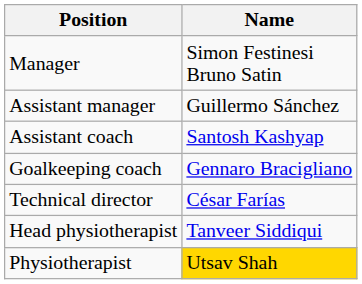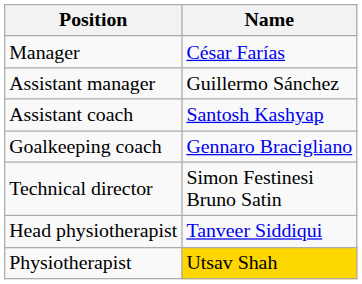(250, 62) Simon Festinesi Bruno Satin -> (236, 51) César Farías
(236, 199) César Farías -> (250, 188) Simon Festinesi Bruno Satin
